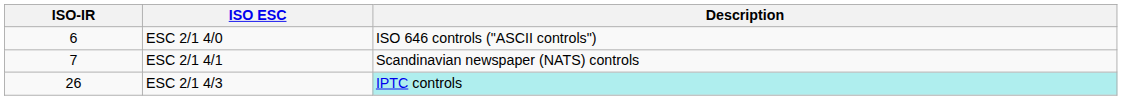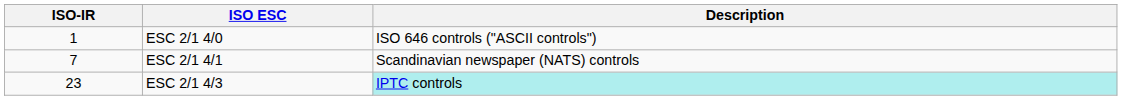(74, 38) 6 -> (74, 38) 1
(74, 83) 26 -> (74, 83) 23
